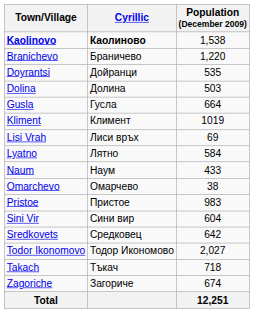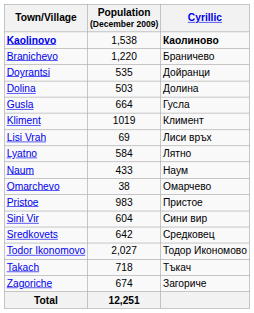columns swapped: (132, 18) <-> (213, 18)
